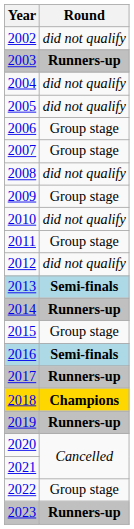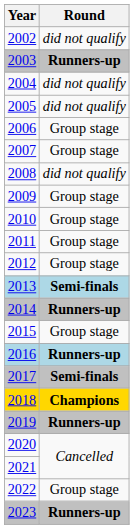(84, 219) did not qualify -> (84, 219) Group stage
(84, 264) did not qualify -> (84, 264) Group stage
(84, 354) Semi-finals -> (84, 354) Runners-up
(84, 377) Runners-up -> (84, 377) Semi-finals
